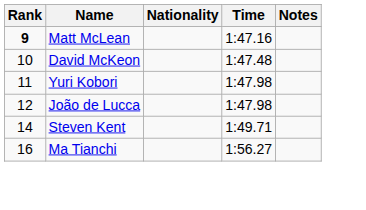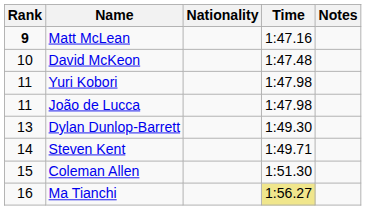(25, 104) 12 -> (25, 104) 11
+ row: (114, 127)
+ row: (94, 171)
(249, 149) no background -> (289, 194) khaki background
